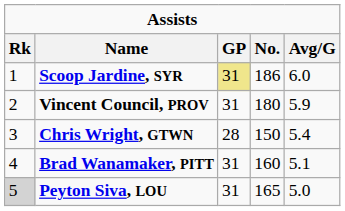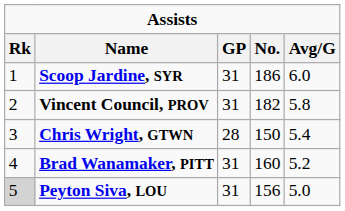(231, 76) khaki background -> (231, 76) no background
(267, 105) 180 -> (267, 105) 182
(300, 105) 5.9 -> (300, 105) 5.8
(300, 162) 5.1 -> (300, 162) 5.2
(267, 191) 165 -> (267, 191) 156
